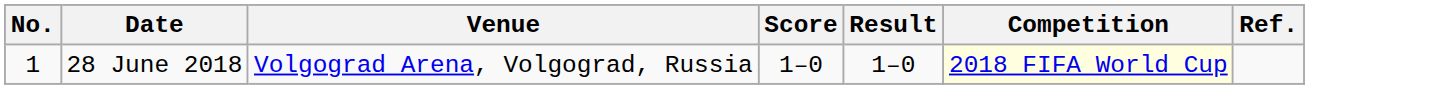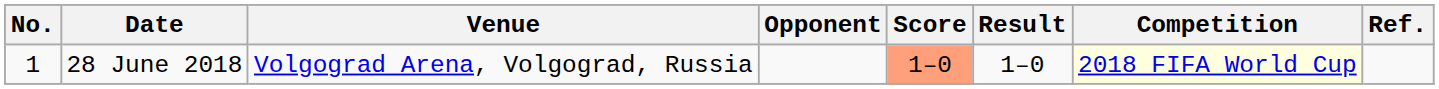+ column: (823, 25)
(801, 65) no background -> (930, 65) lightsalmon background
